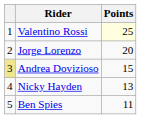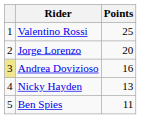(128, 32) lightyellow background -> (128, 32) no background
(128, 68) 15 -> (128, 68) 16
